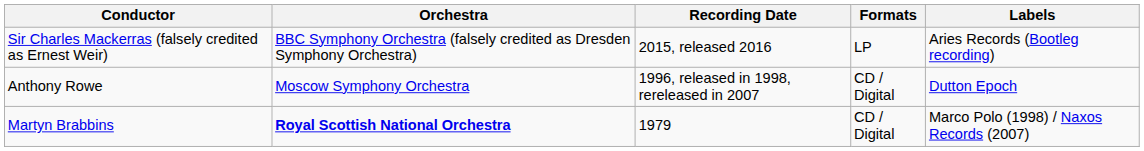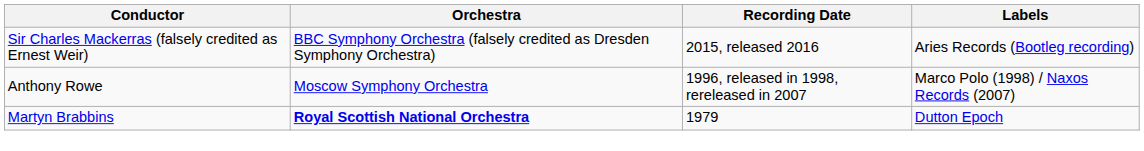- column: (888, 16)
(973, 86) Dutton Epoch -> (1001, 86) Marco Polo (1998) / Naxos Records (2007)
(1016, 126) Marco Polo (1998) / Naxos Records (2007) -> (959, 118) Dutton Epoch
